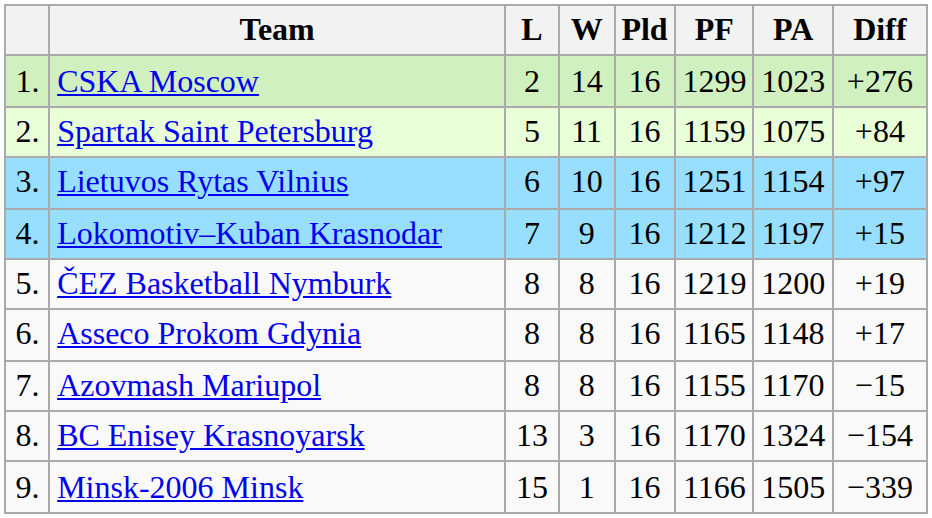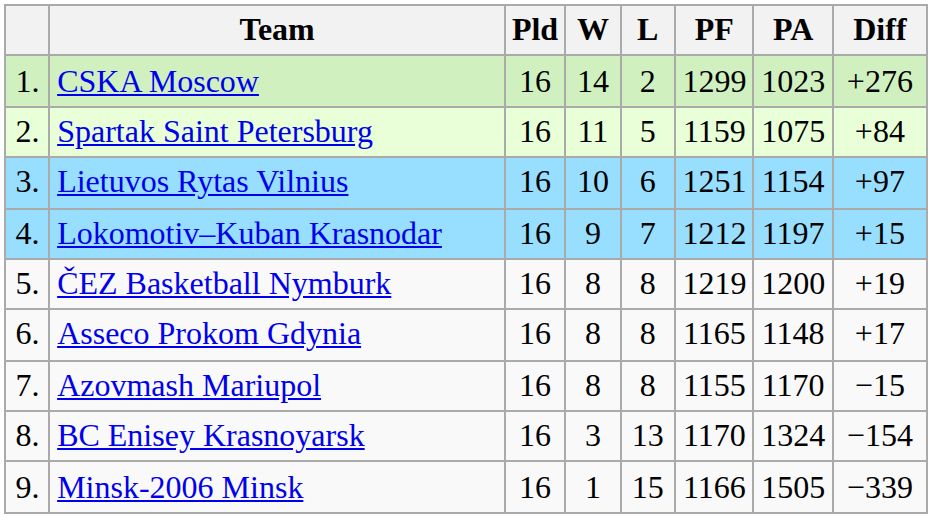columns swapped: (644, 29) <-> (532, 29)
